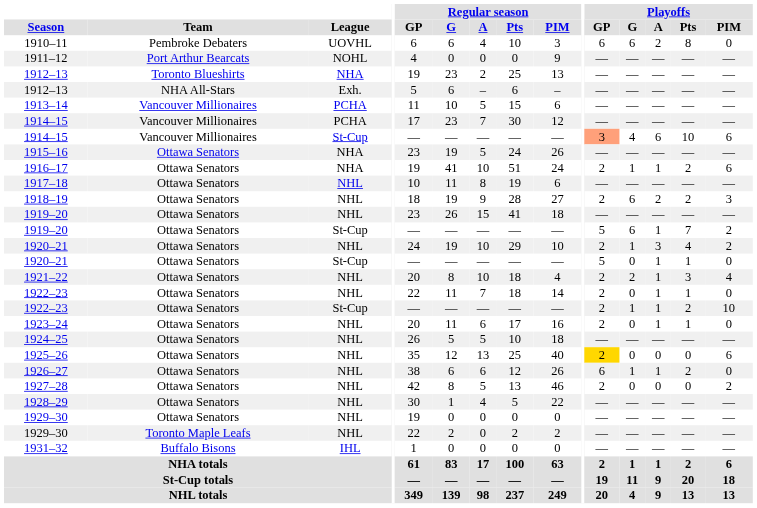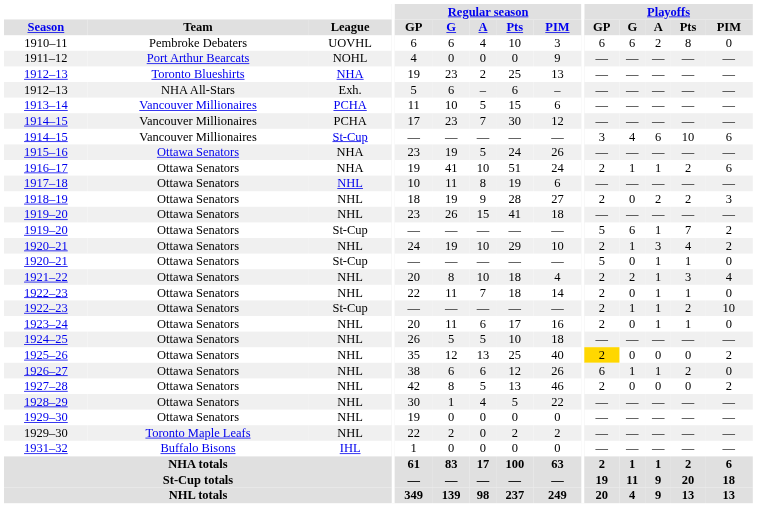(602, 136) lightsalmon background -> (602, 136) no background
(632, 199) 6 -> (632, 199) 0
(729, 355) 6 -> (729, 355) 2
